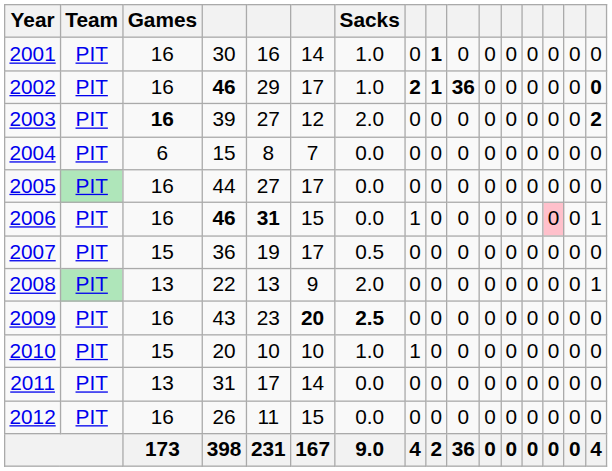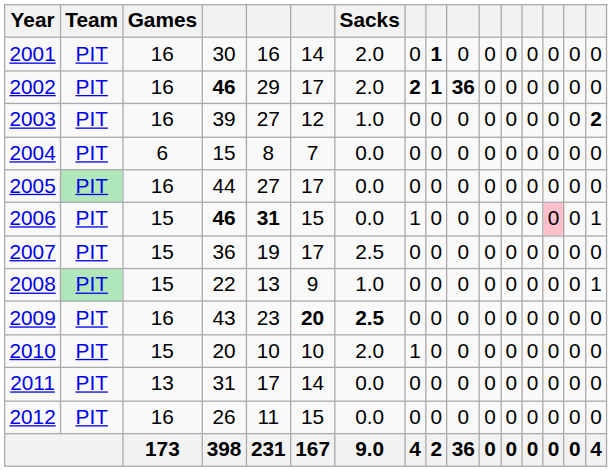(370, 53) 1.0 -> (370, 53) 2.0
(370, 86) 1.0 -> (370, 86) 2.0
(596, 86) bold -> (596, 86) normal
(162, 119) bold -> (162, 119) normal
(370, 119) 2.0 -> (370, 119) 1.0
(162, 218) 16 -> (162, 218) 15
(370, 251) 0.5 -> (370, 251) 2.5
(162, 284) 13 -> (162, 284) 15
(370, 284) 2.0 -> (370, 284) 1.0
(370, 350) 1.0 -> (370, 350) 2.0
